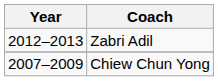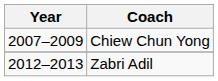rows swapped: (122, 40) <-> (150, 64)
